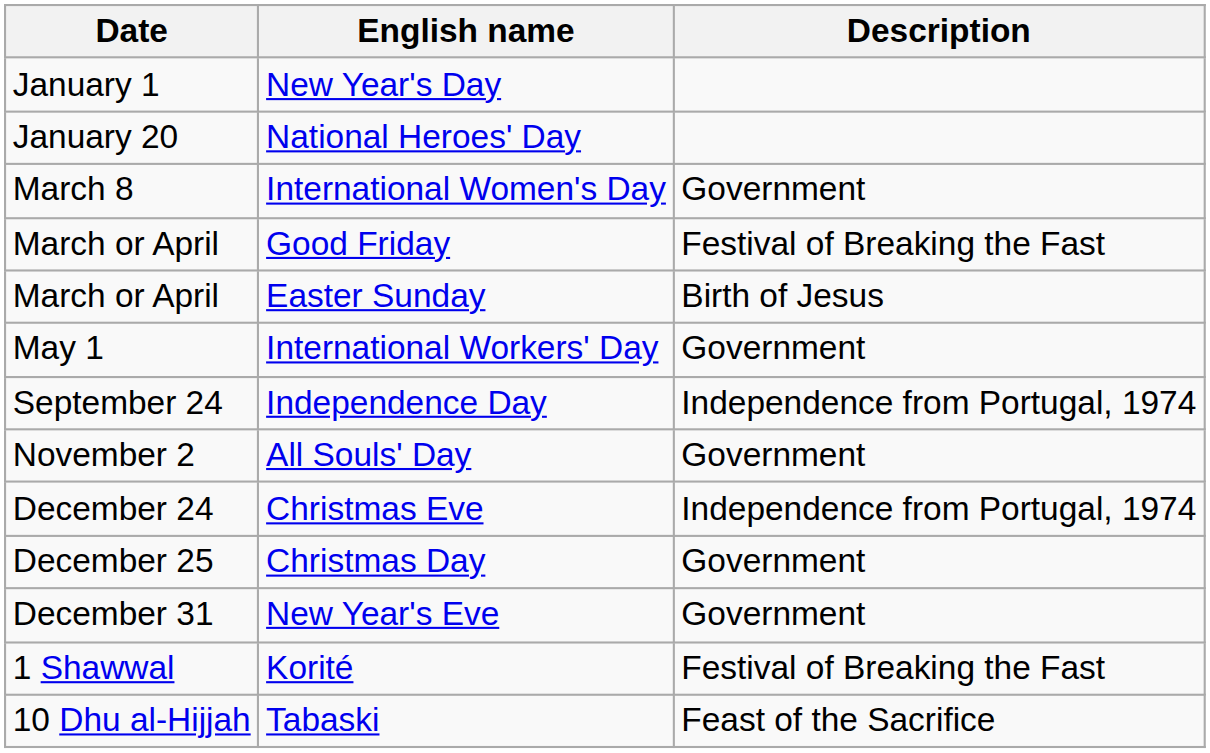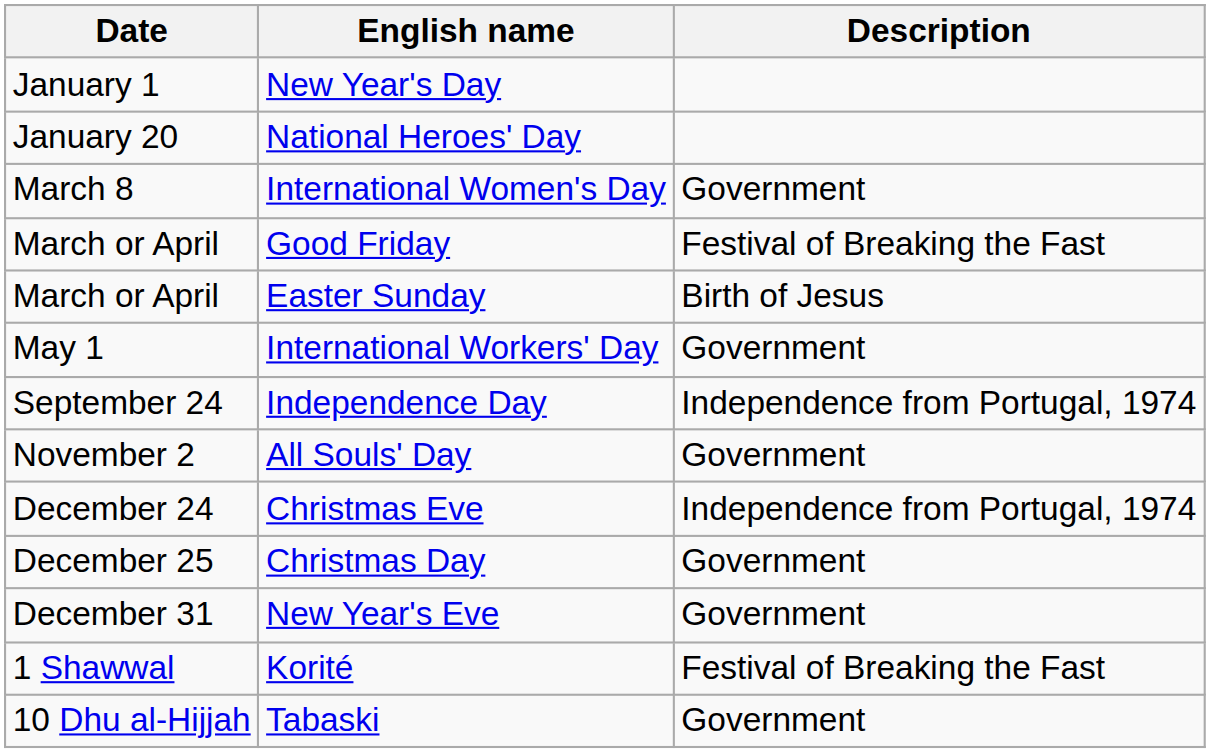(838, 720) Feast of the Sacrifice -> (773, 720) Government
